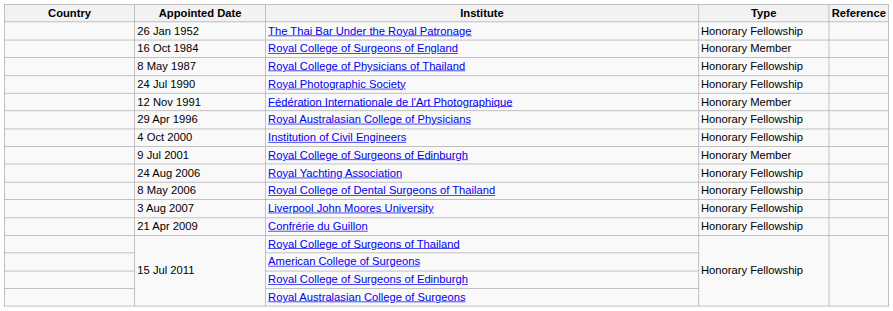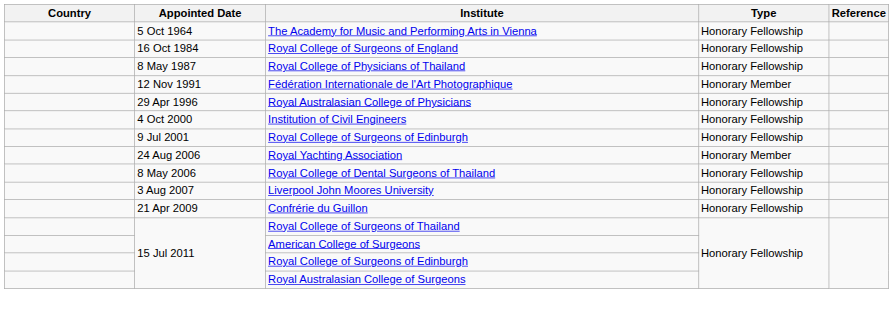- row: (168, 31)
+ row: (165, 31)
(746, 48) Honorary Member -> (752, 48) Honorary Fellowship
- row: (166, 84)
(746, 155) Honorary Member -> (752, 137) Honorary Fellowship
(752, 173) Honorary Fellowship -> (746, 155) Honorary Member
